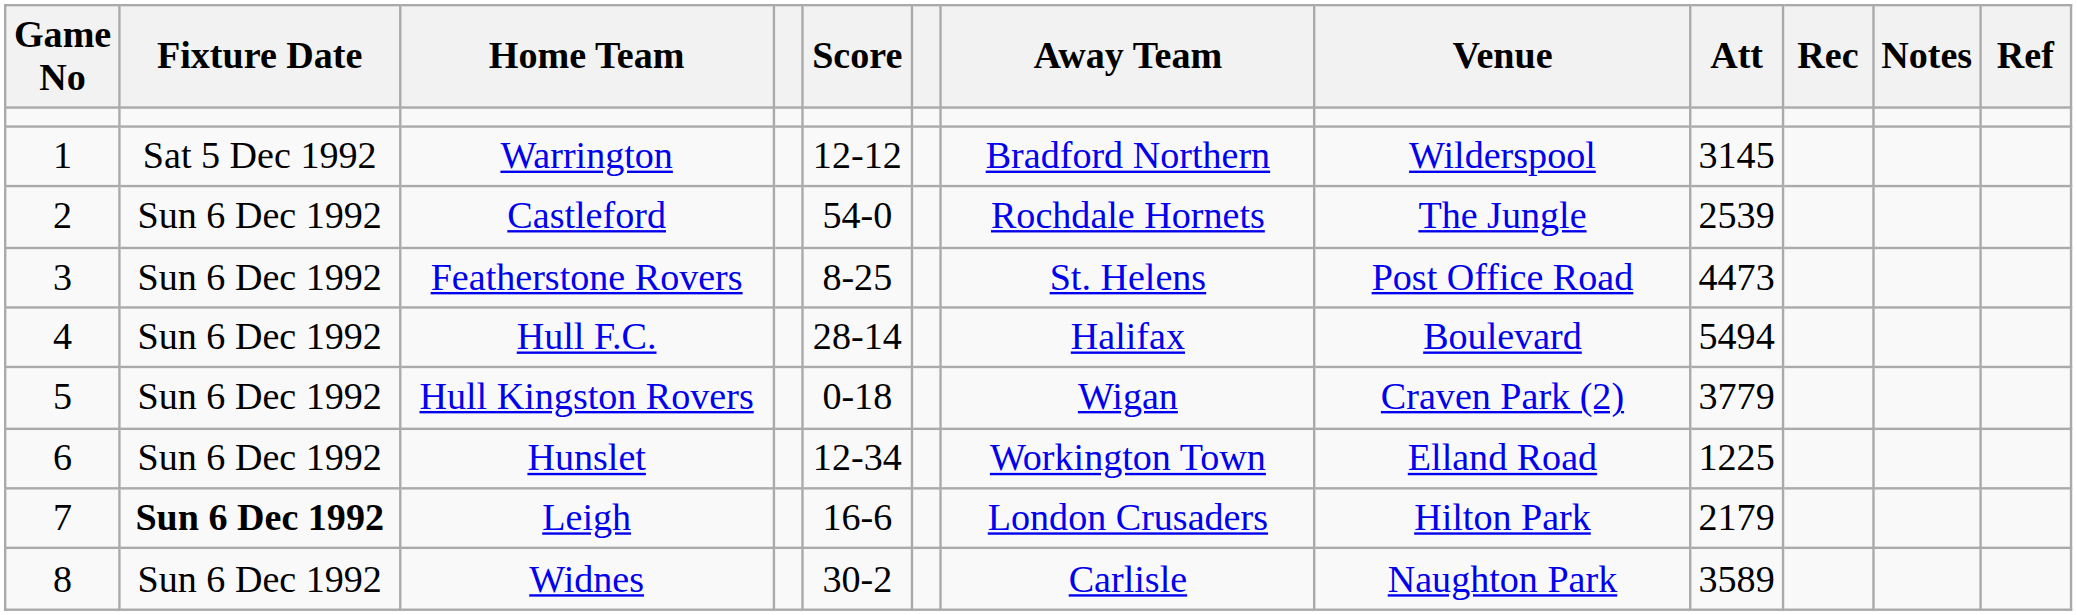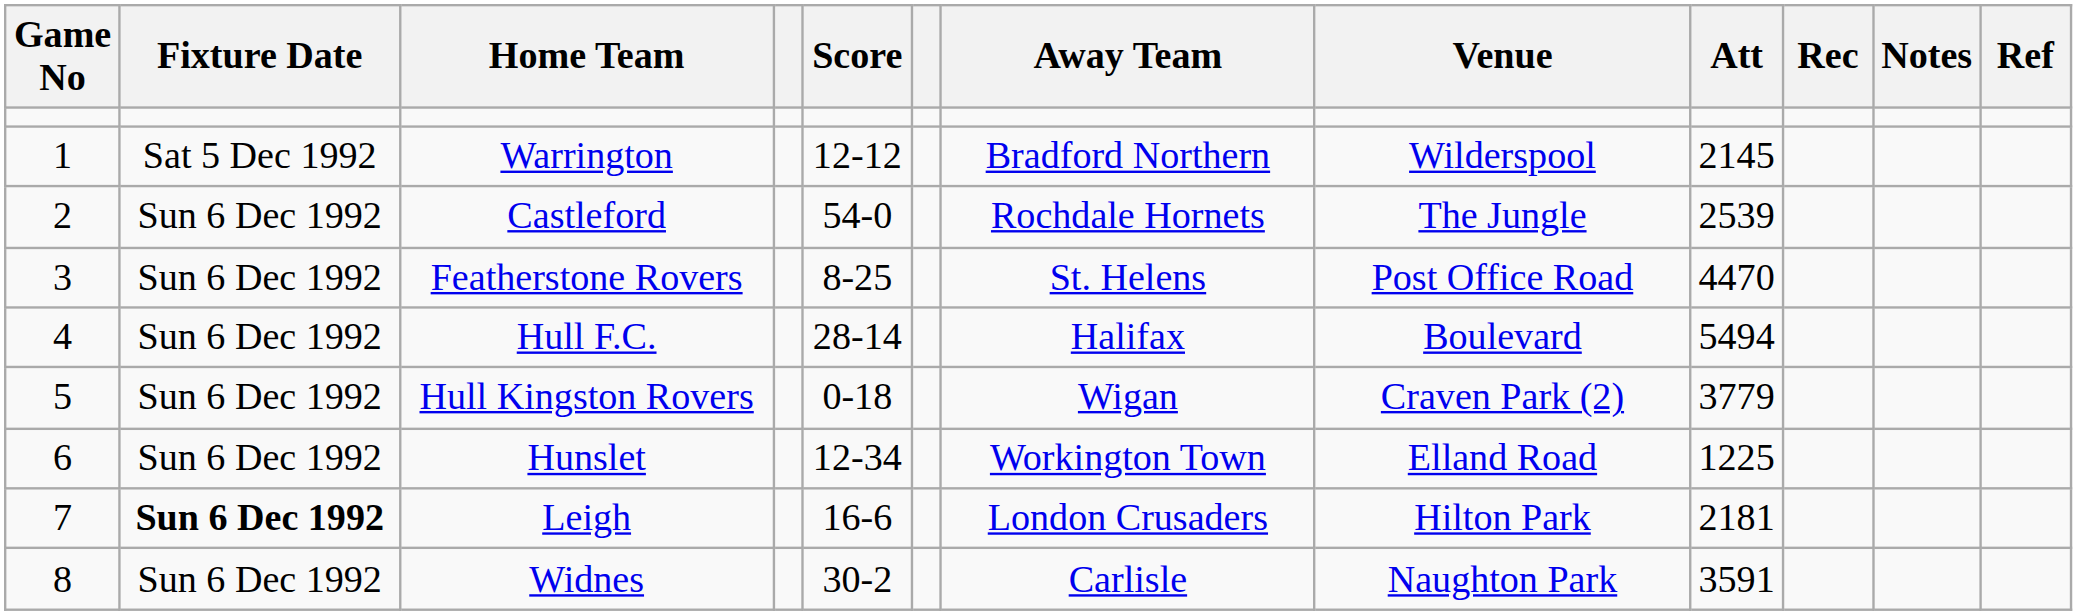(1737, 155) 3145 -> (1737, 155) 2145
(1737, 276) 4473 -> (1737, 276) 4470
(1737, 517) 2179 -> (1737, 517) 2181
(1737, 578) 3589 -> (1737, 578) 3591
